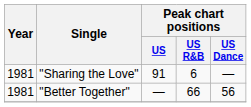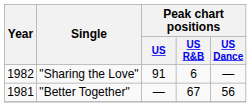(20, 73) 1981 -> (20, 73) 1982
(193, 92) 66 -> (193, 92) 67
